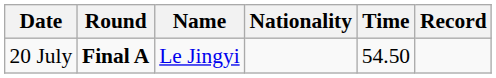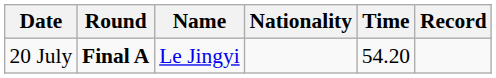(386, 55) 54.50 -> (386, 55) 54.20
